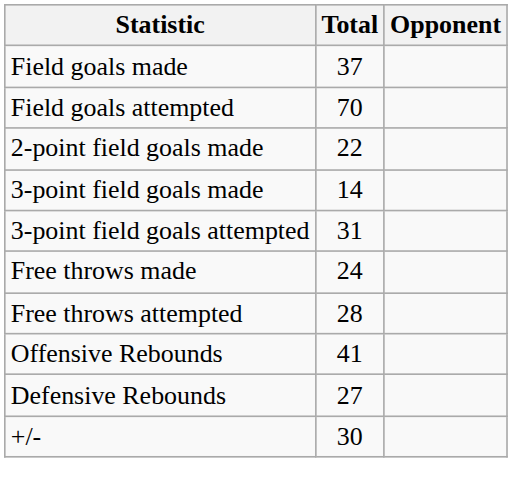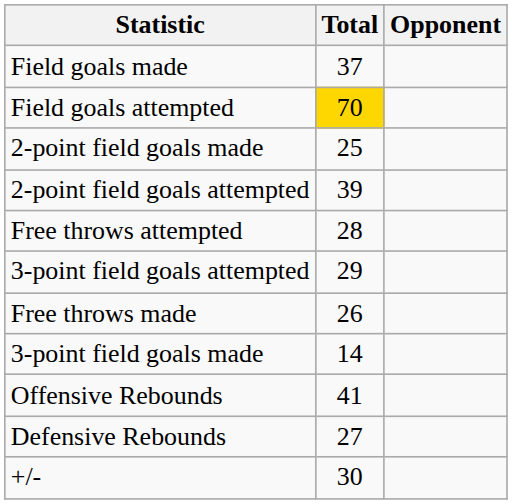(350, 107) no background -> (350, 107) gold background
(350, 148) 22 -> (350, 148) 25
+ row: (160, 189)
rows swapped: (137, 189) <-> (127, 312)
(350, 230) 31 -> (350, 271) 29
(350, 271) 24 -> (350, 312) 26
